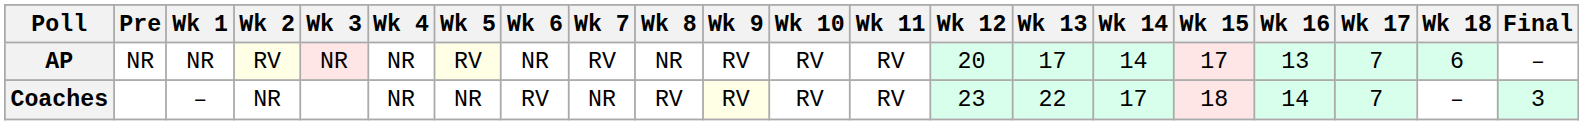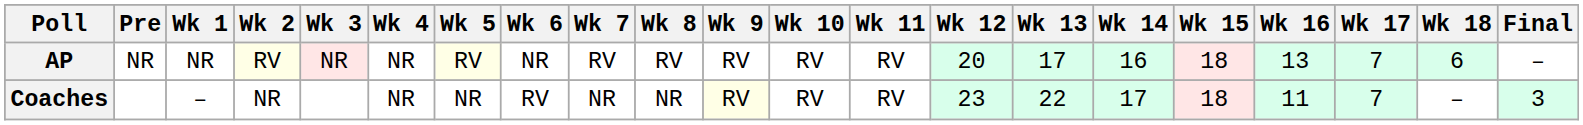(669, 62) NR -> (669, 62) RV
(1133, 62) 14 -> (1133, 62) 16
(1214, 62) 17 -> (1214, 62) 18
(669, 100) RV -> (669, 100) NR
(1295, 100) 14 -> (1295, 100) 11
